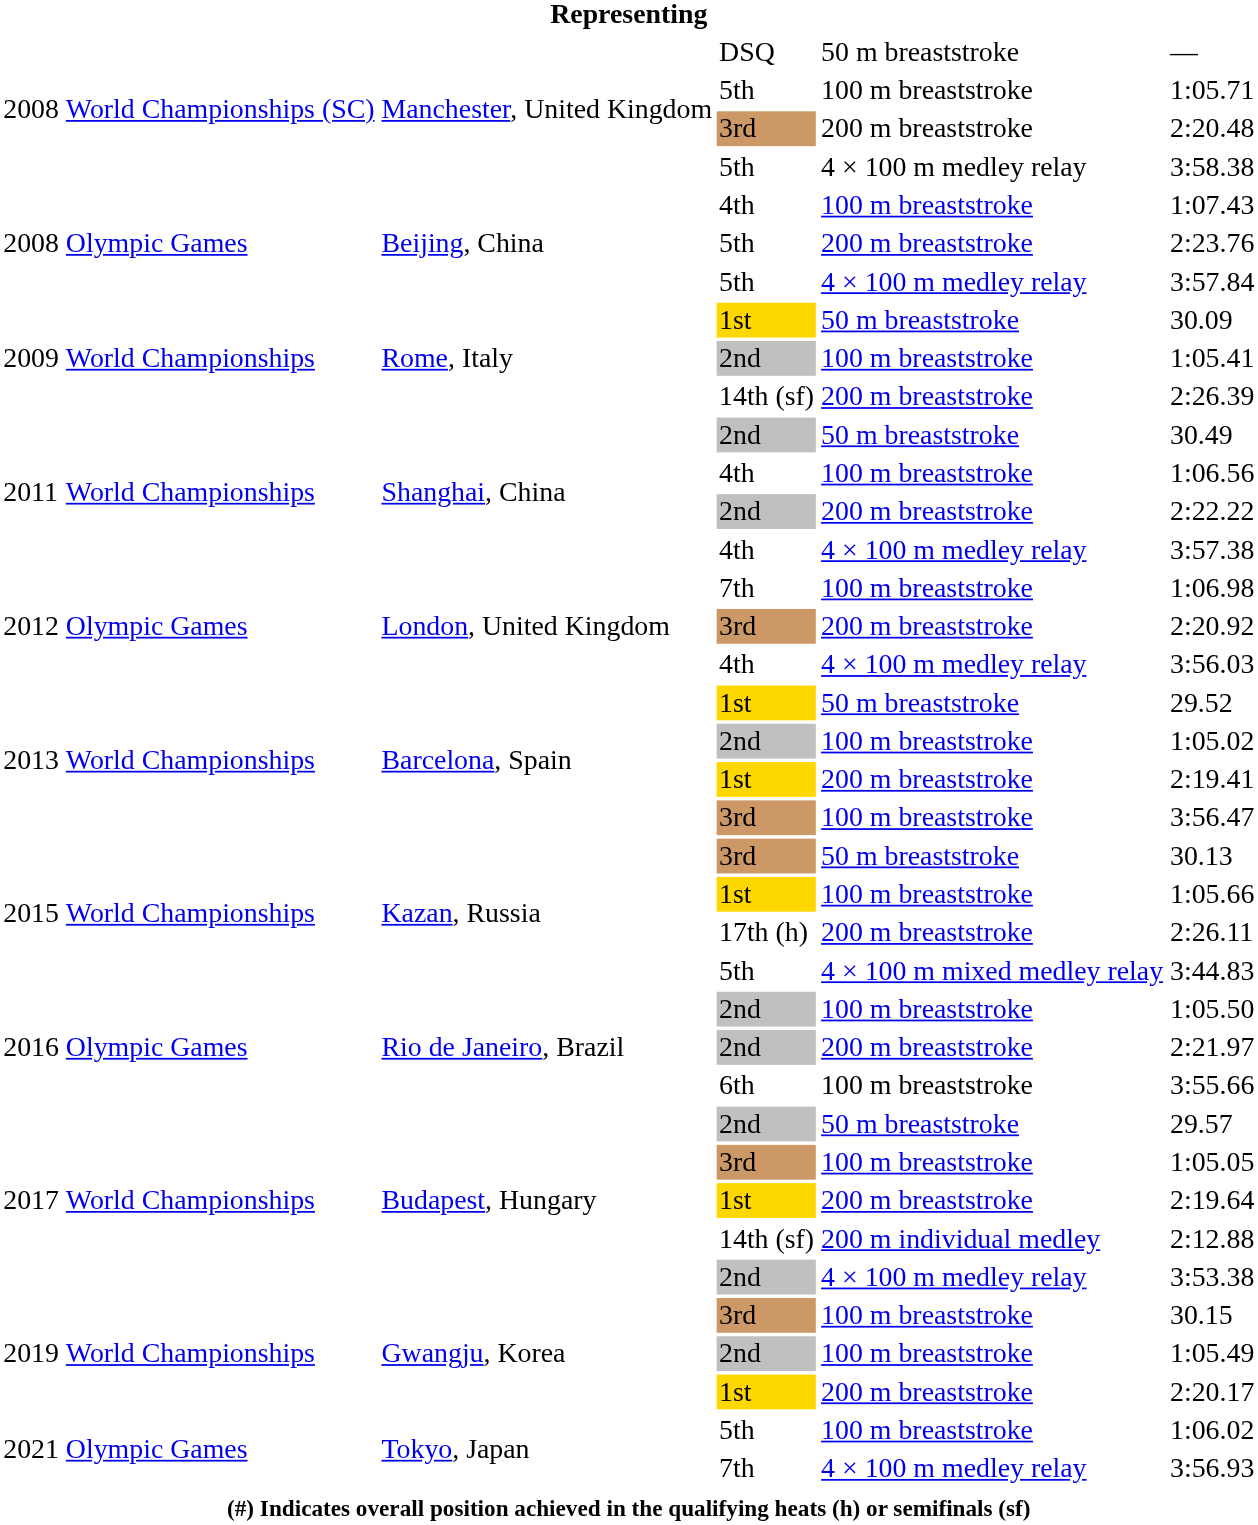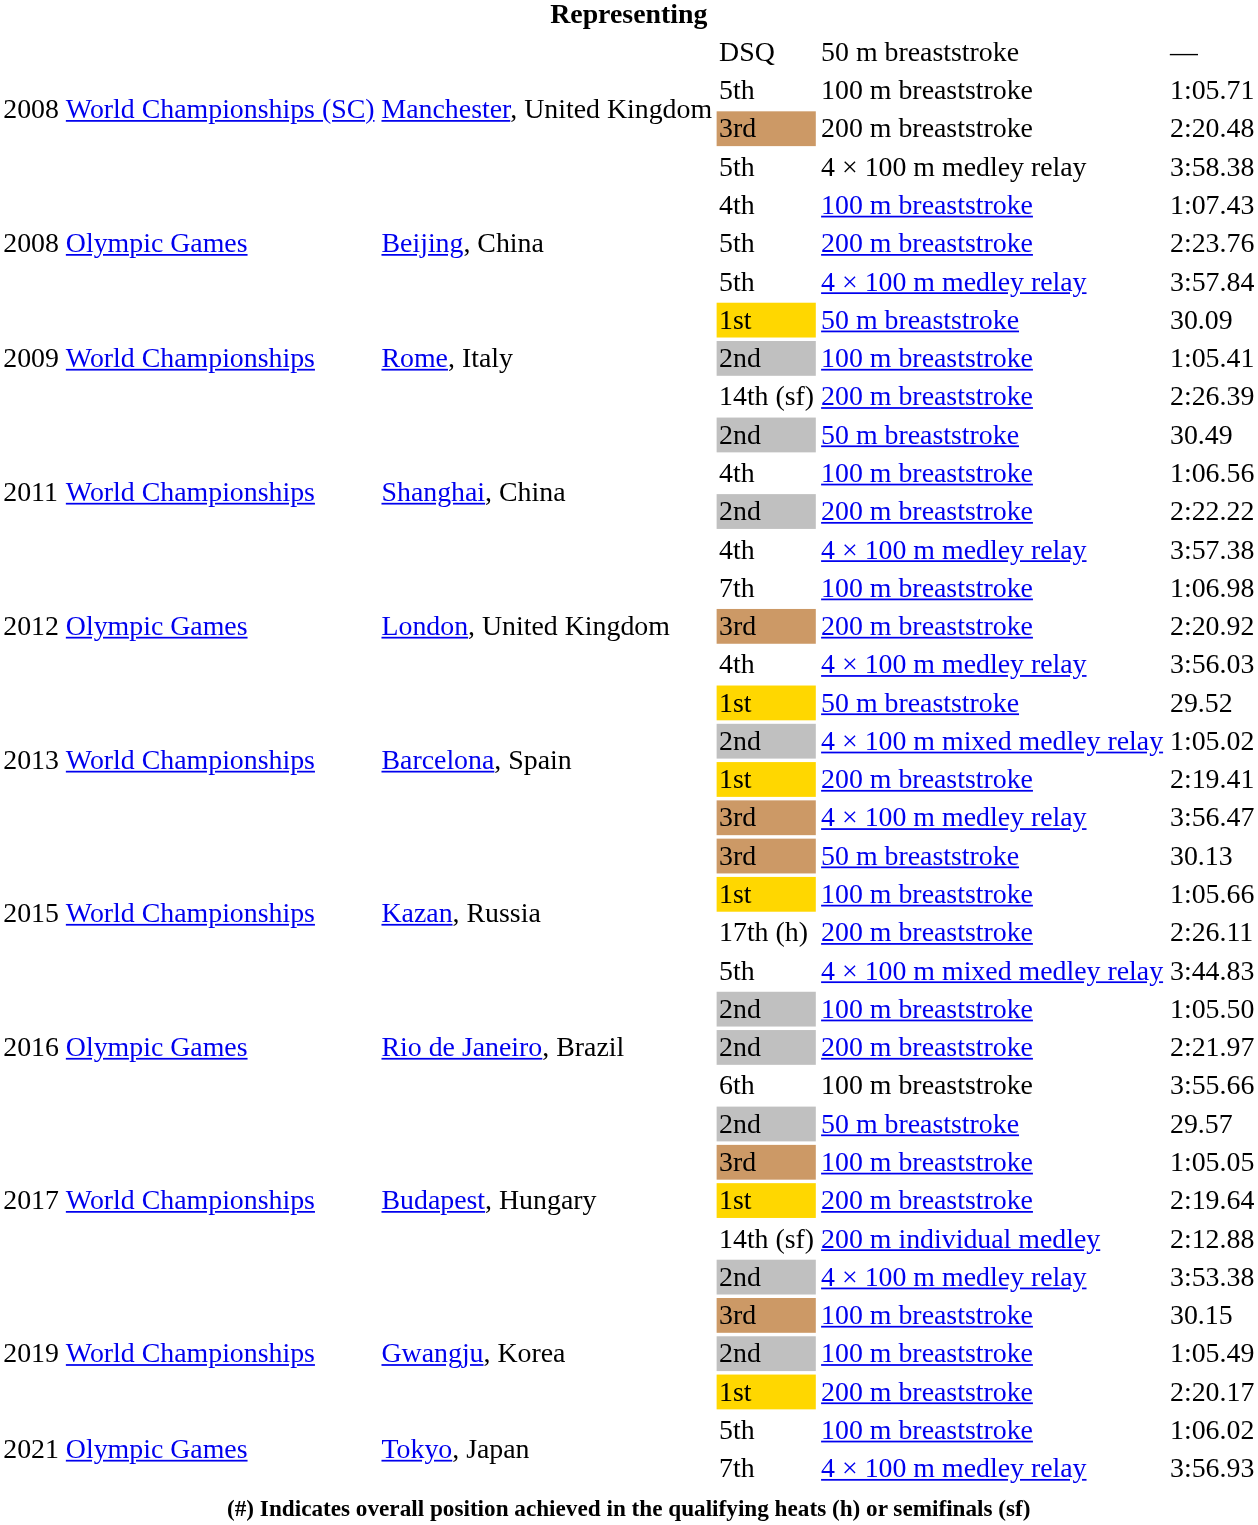(927, 740) 100 m breaststroke -> (992, 740) 4 × 100 m mixed medley relay
(927, 817) 100 m breaststroke -> (954, 817) 4 × 100 m medley relay
